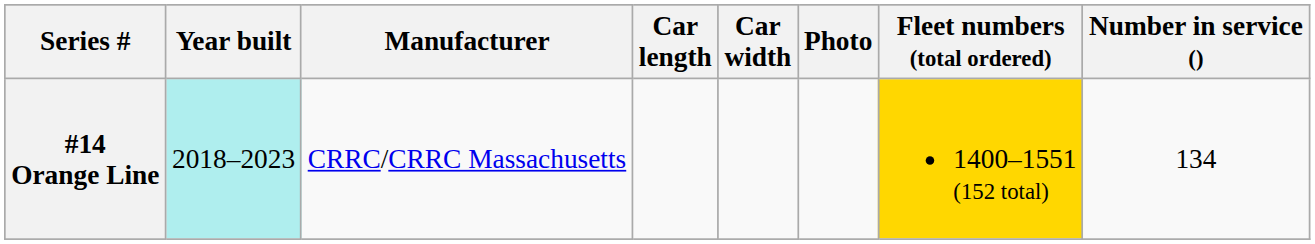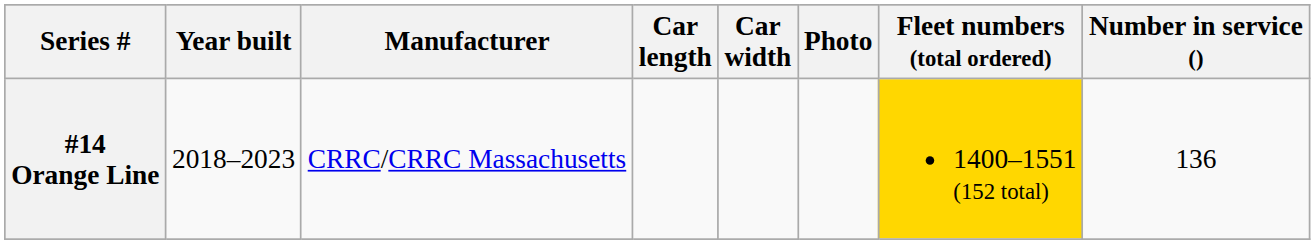(234, 158) paleturquoise background -> (234, 158) no background
(1196, 158) 134 -> (1196, 158) 136
